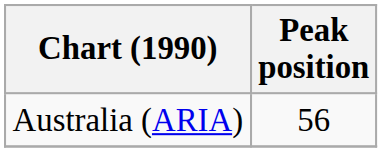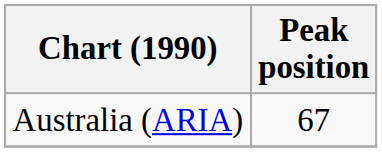(314, 119) 56 -> (314, 119) 67
